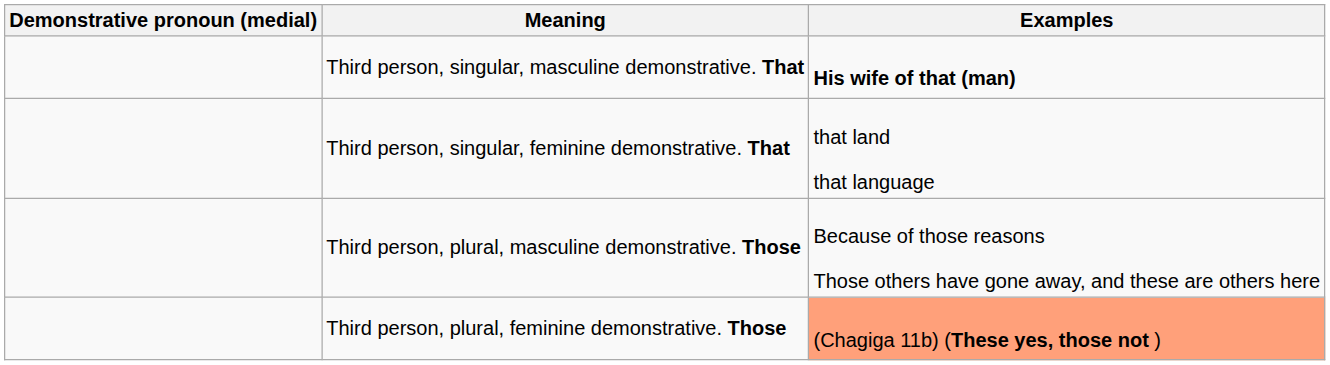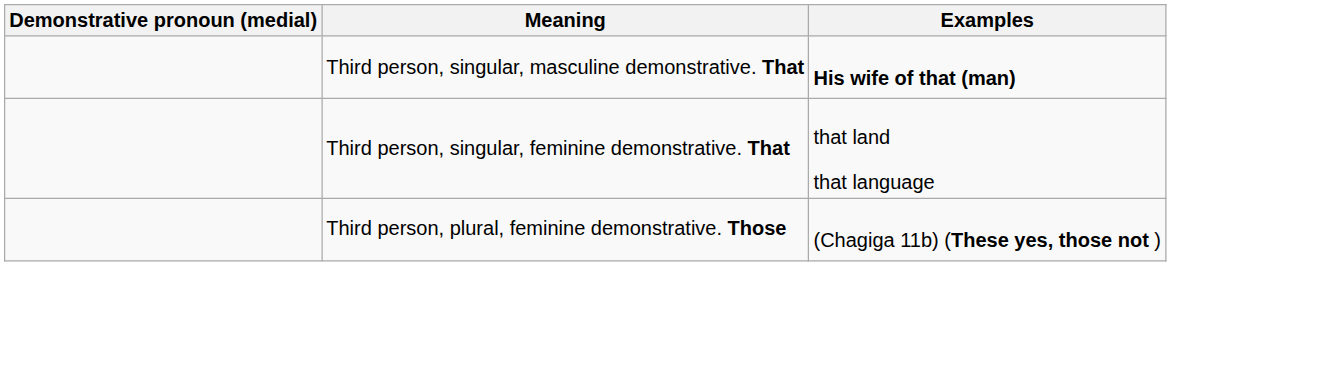- row: (564, 247)
(987, 339) lightsalmon background -> (987, 240) no background
